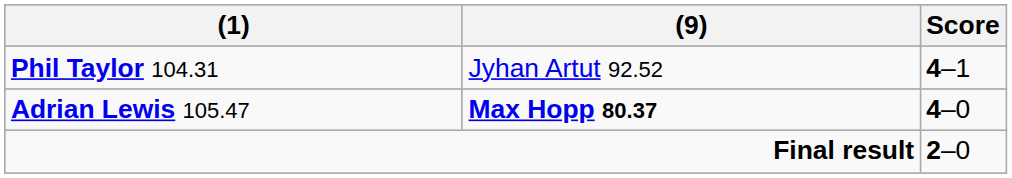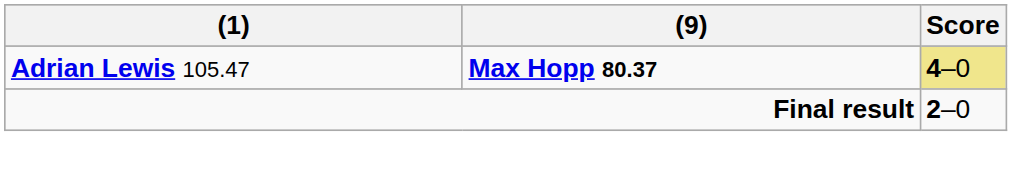- row: (115, 67)
(948, 109) no background -> (948, 67) khaki background
